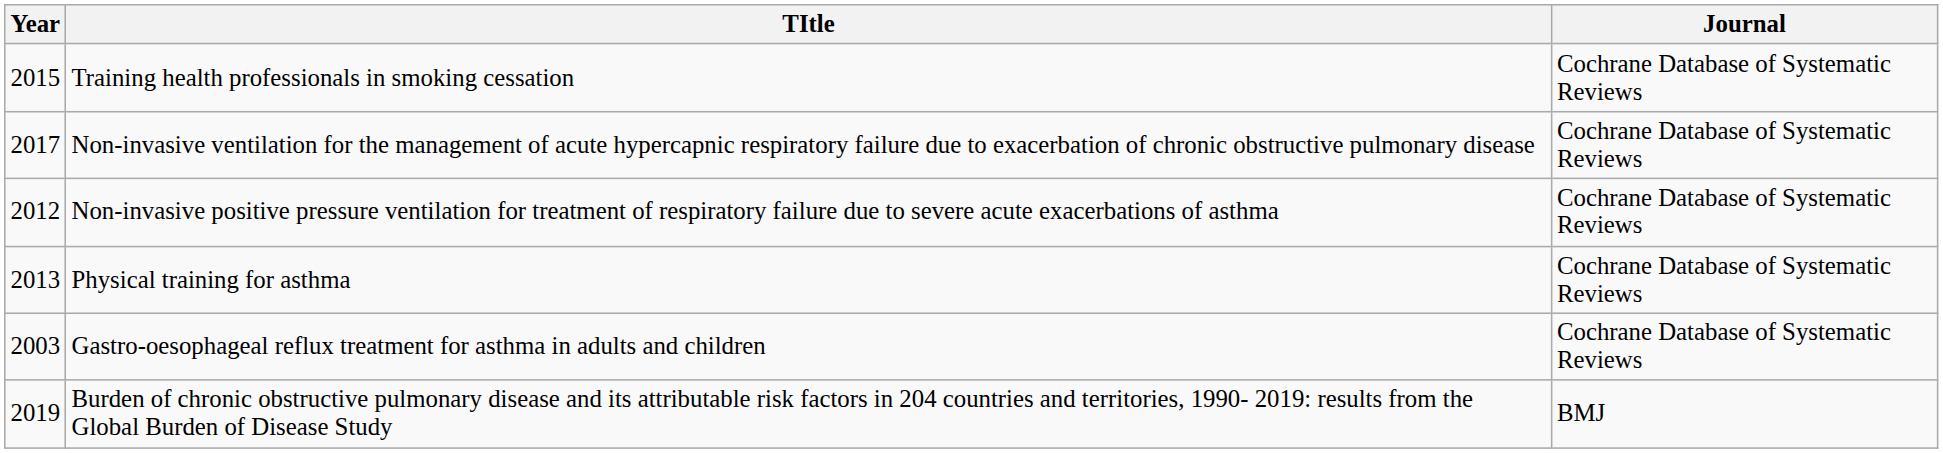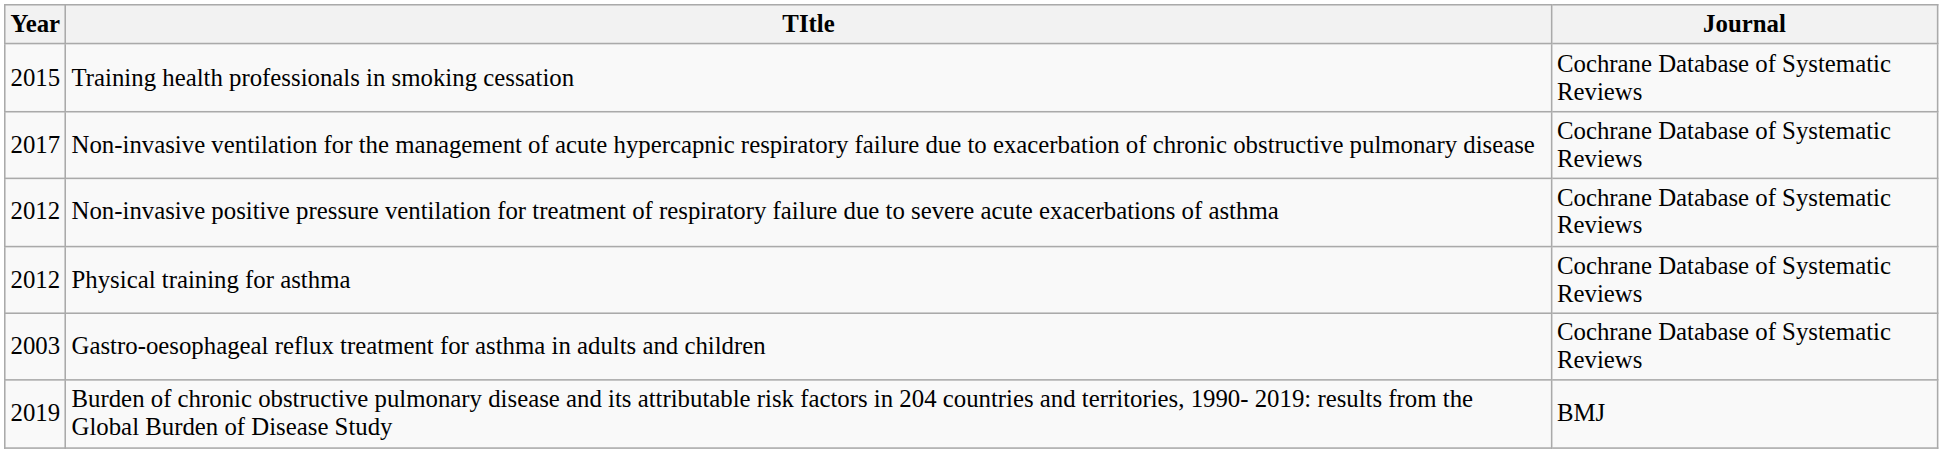(35, 279) 2013 -> (35, 279) 2012
